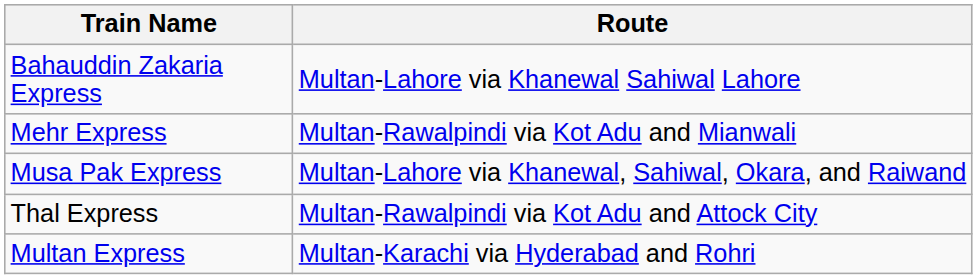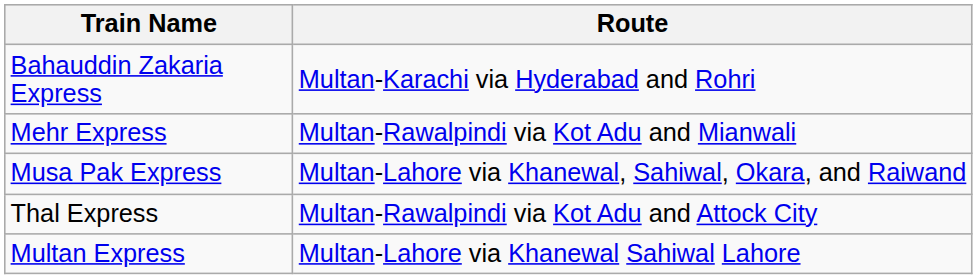(550, 78) Multan-Lahore via Khanewal Sahiwal Lahore -> (527, 78) Multan-Karachi via Hyderabad and Rohri
(527, 253) Multan-Karachi via Hyderabad and Rohri -> (550, 253) Multan-Lahore via Khanewal Sahiwal Lahore
